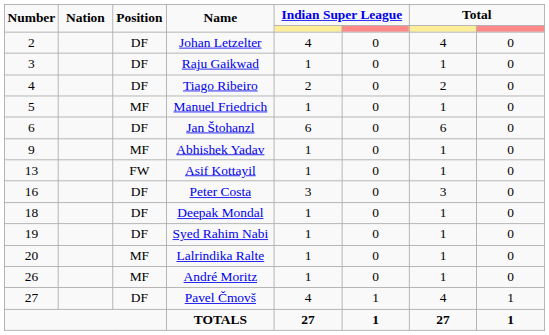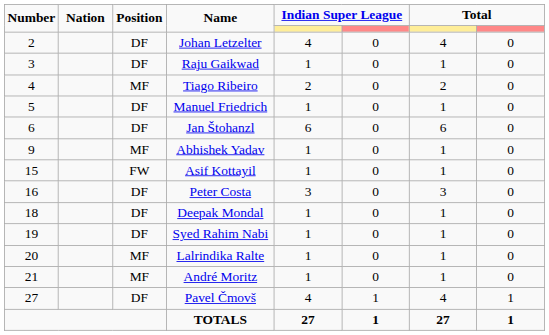(139, 85) DF -> (139, 85) MF
(139, 106) MF -> (139, 106) DF
(31, 170) 13 -> (31, 170) 15
(31, 277) 26 -> (31, 277) 21
